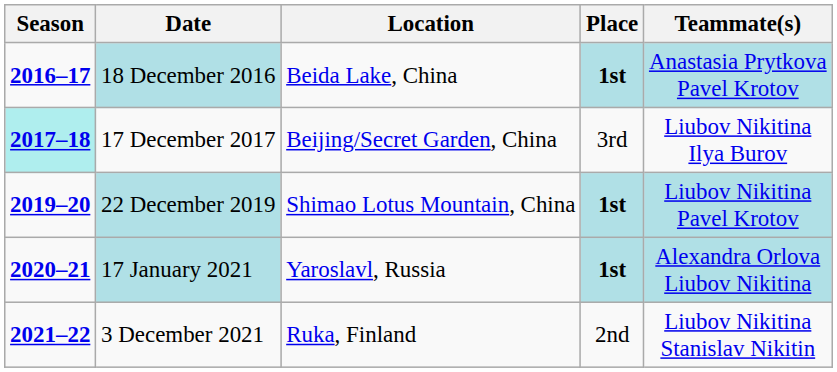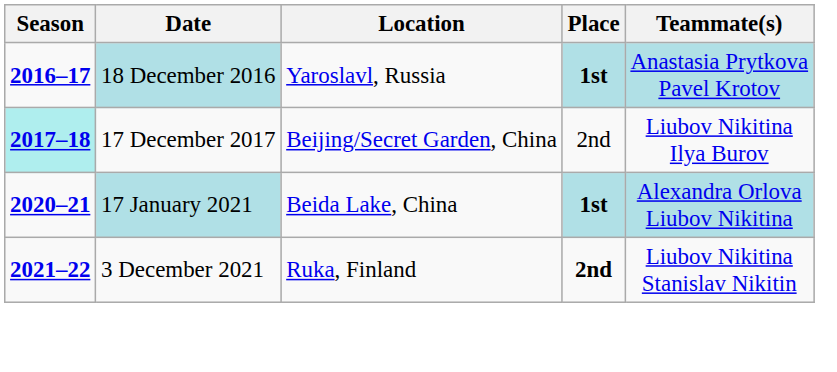(372, 75) Beida Lake, China -> (366, 75) Yaroslavl, Russia
(612, 140) 3rd -> (594, 140) 2nd
- row: (188, 205)
(366, 270) Yaroslavl, Russia -> (372, 205) Beida Lake, China
(612, 335) normal -> (594, 270) bold
